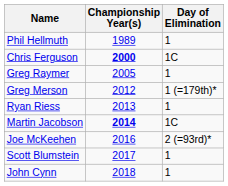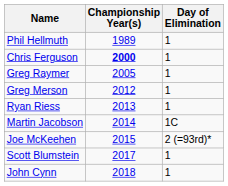(171, 57) 1C -> (168, 57) 1
(191, 90) 1 (=179th)* -> (168, 90) 1
(124, 123) bold -> (124, 123) normal
(124, 139) 2016 -> (124, 139) 2015
